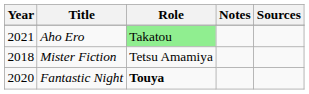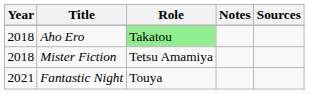(21, 36) 2021 -> (21, 36) 2018
(21, 78) 2020 -> (21, 78) 2021
(147, 78) bold -> (146, 78) normal
